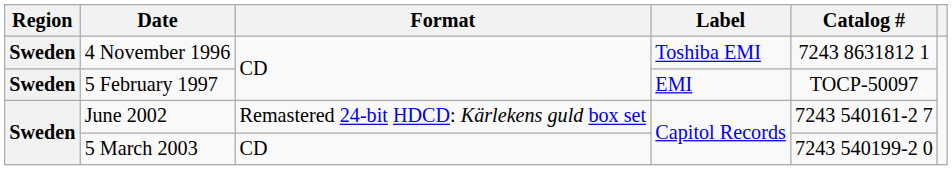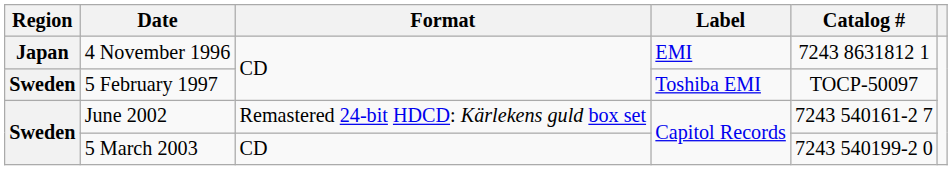(42, 52) Sweden -> (42, 52) Japan
(708, 52) Toshiba EMI -> (674, 52) EMI
(674, 84) EMI -> (708, 84) Toshiba EMI
